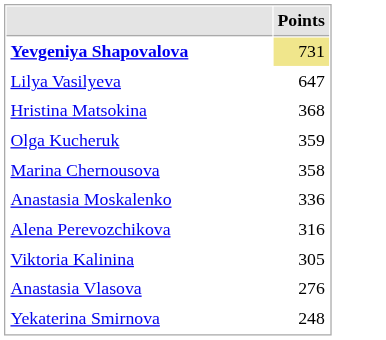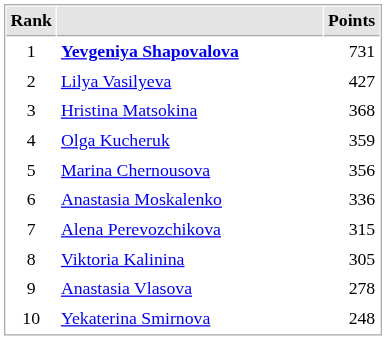+ column: (31, 20)
(311, 51) khaki background -> (362, 51) no background
(311, 81) 647 -> (362, 81) 427
(311, 170) 358 -> (362, 170) 356
(311, 229) 316 -> (362, 229) 315
(311, 288) 276 -> (362, 288) 278
